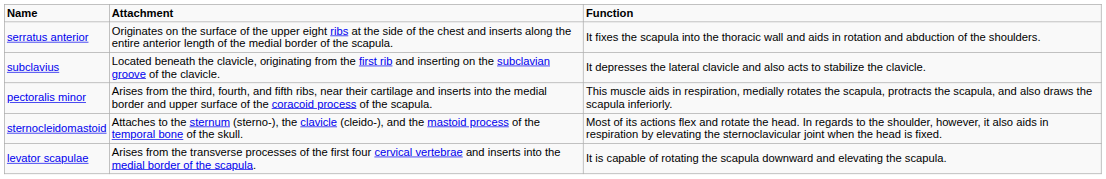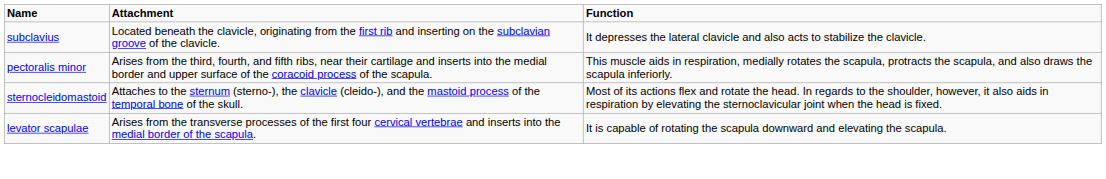- row: (48, 37)
